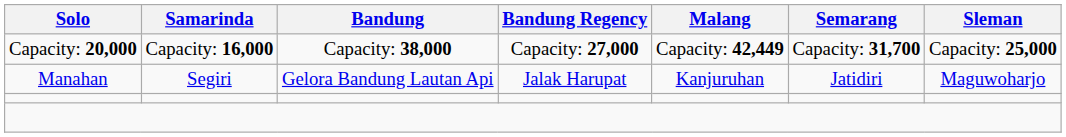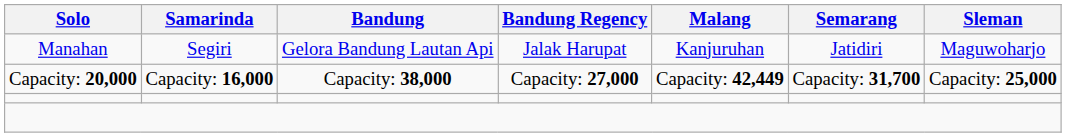rows swapped: (73, 78) <-> (73, 49)
